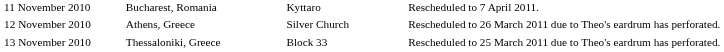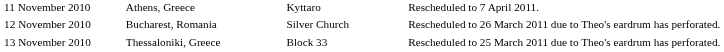(171, 7) Bucharest, Romania -> (160, 7) Athens, Greece
(160, 25) Athens, Greece -> (171, 25) Bucharest, Romania
